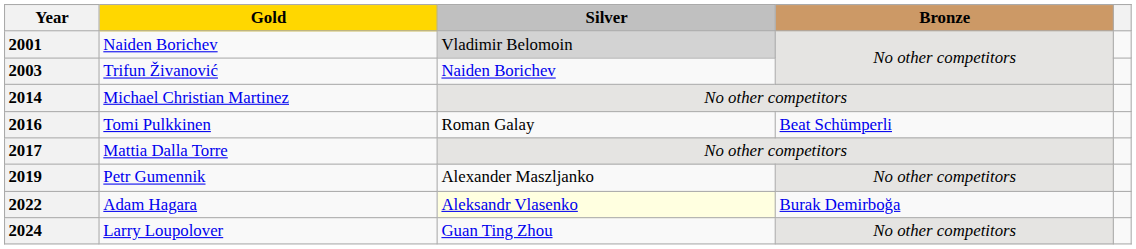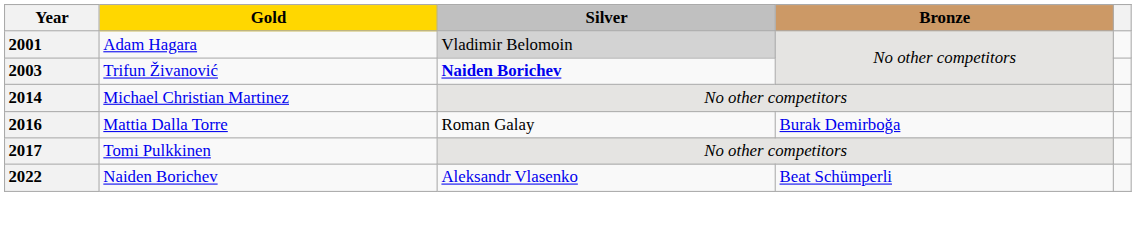(160, 44) Naiden Borichev -> (150, 44) Adam Hagara
(499, 71) normal -> (501, 71) bold
(157, 124) Tomi Pulkkinen -> (166, 124) Mattia Dalla Torre
(836, 124) Beat Schümperli -> (840, 124) Burak Demirboğa
(166, 151) Mattia Dalla Torre -> (157, 151) Tomi Pulkkinen
- row: (25, 177)
(150, 204) Adam Hagara -> (160, 177) Naiden Borichev
(510, 204) lightyellow background -> (510, 177) no background
(840, 204) Burak Demirboğa -> (836, 177) Beat Schümperli
- row: (25, 230)
